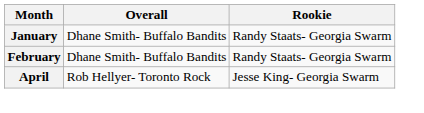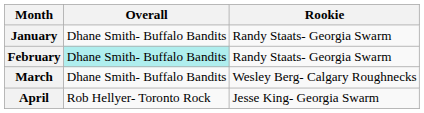(147, 56) no background -> (147, 56) paleturquoise background
+ row: (34, 77)
